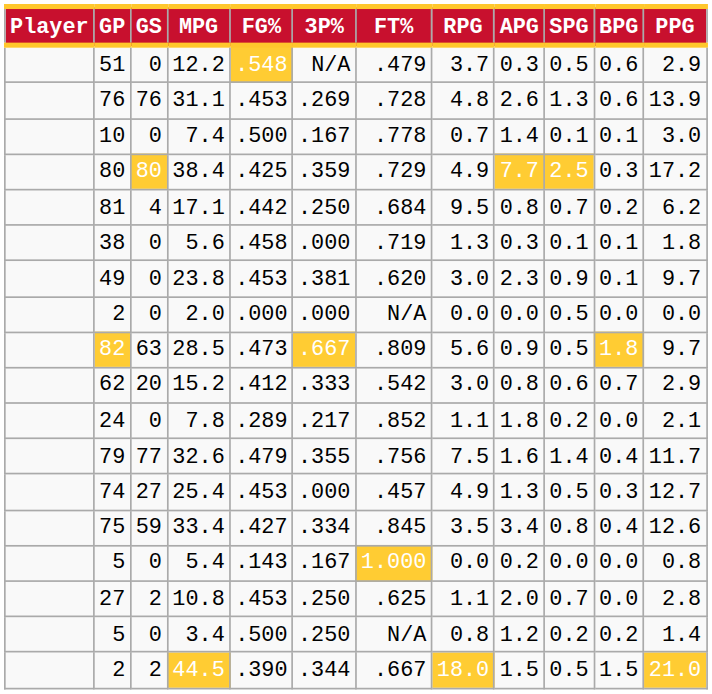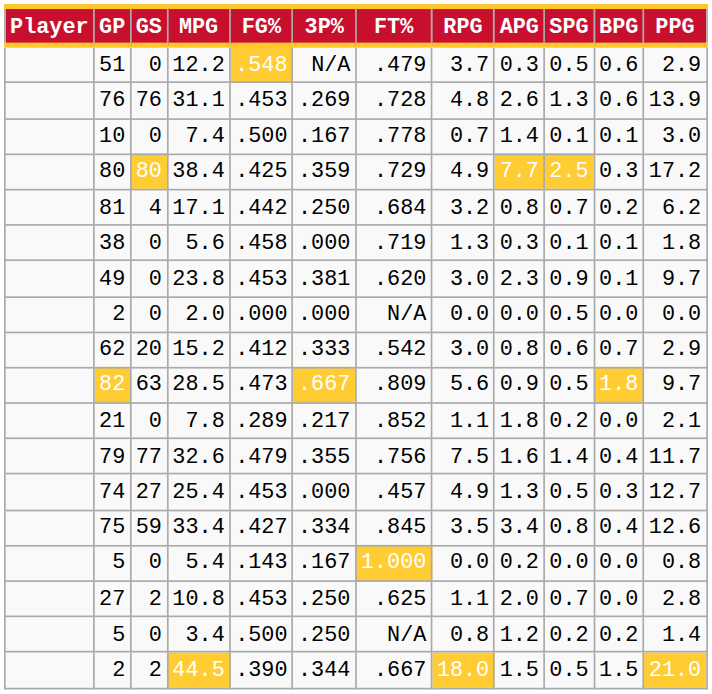(470, 207) 9.5 -> (470, 207) 3.2
rows swapped: (199, 385) <-> (199, 350)
(112, 421) 24 -> (112, 421) 21
